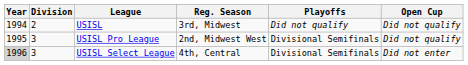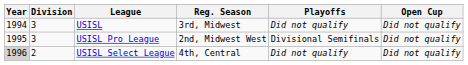(34, 25) 2 -> (34, 25) 3
(34, 53) 3 -> (34, 53) 2
(325, 53) Divisional Semifinals -> (309, 53) Did not qualify
(417, 53) Did not enter -> (422, 53) Did not qualify
